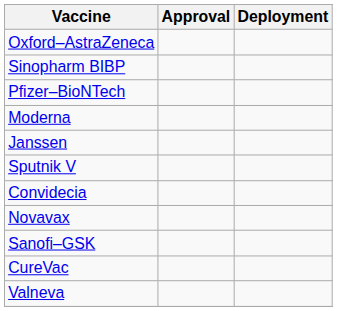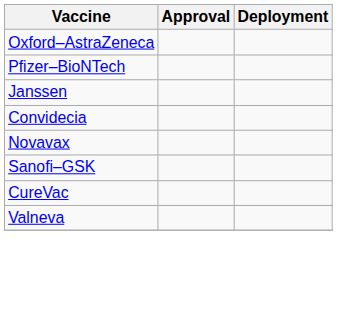- row: (67, 67)
- row: (39, 117)
- row: (42, 167)
